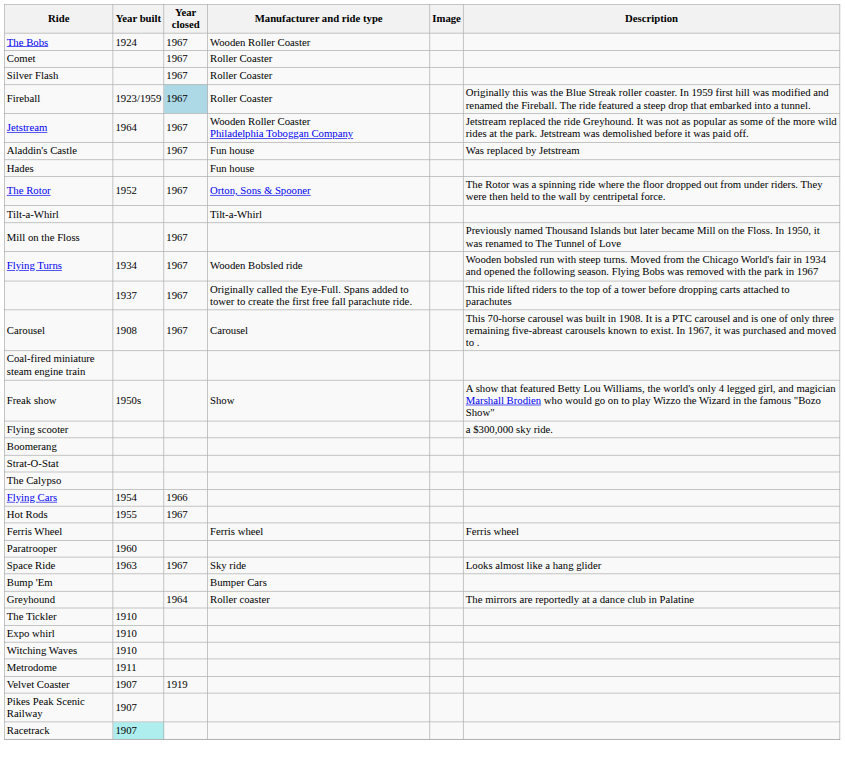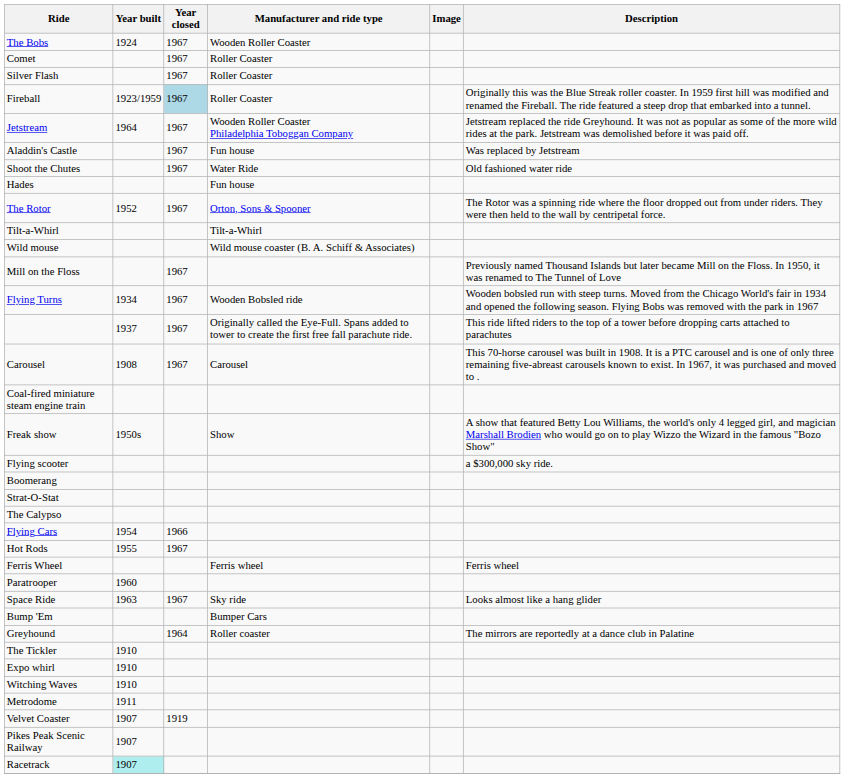+ row: (43, 168)
+ row: (33, 248)
